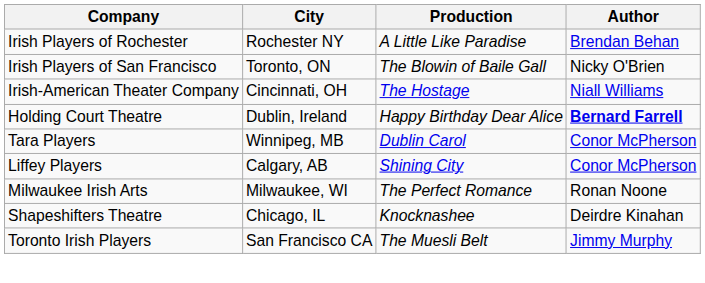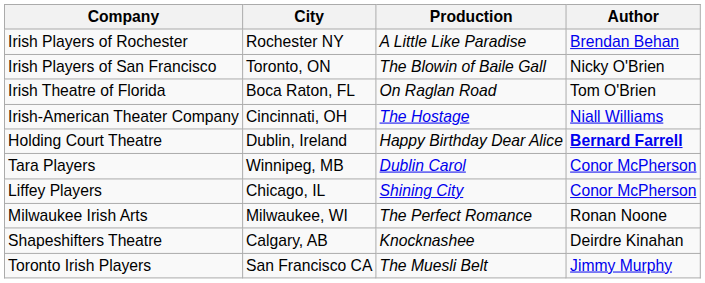+ row: (87, 91)
(287, 166) Calgary, AB -> (286, 191) Chicago, IL
(286, 215) Chicago, IL -> (287, 240) Calgary, AB
